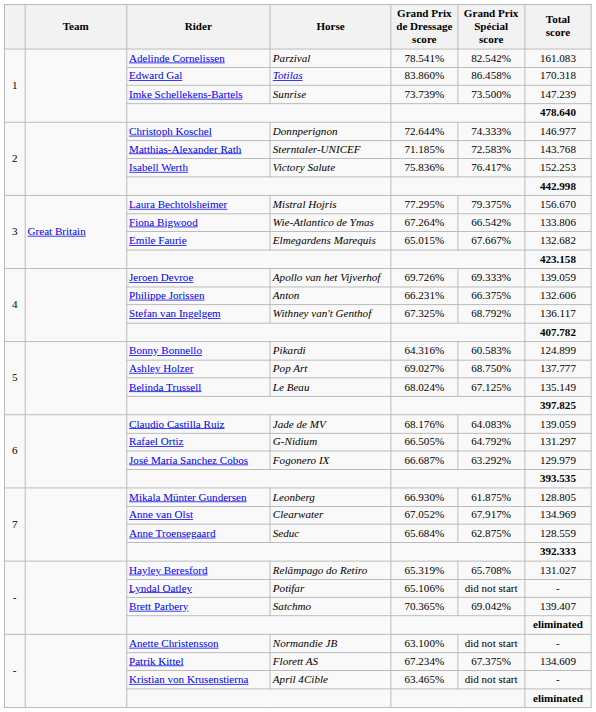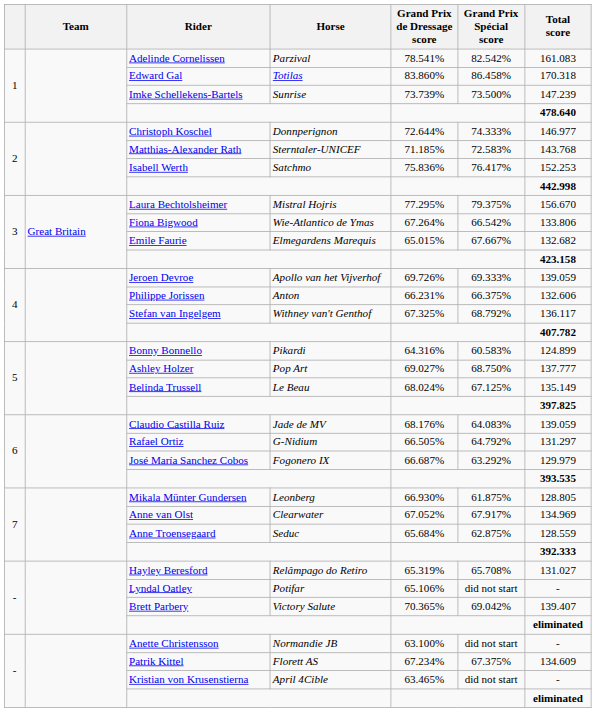(304, 168) Victory Salute -> (292, 168) Satchmo
(292, 607) Satchmo -> (304, 607) Victory Salute
